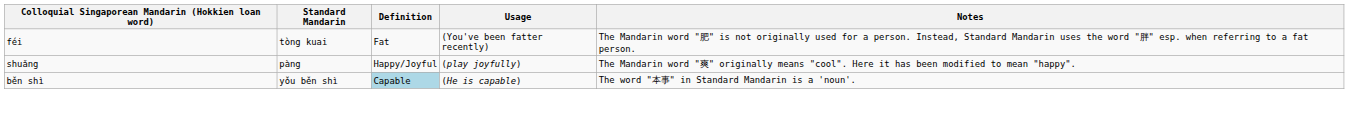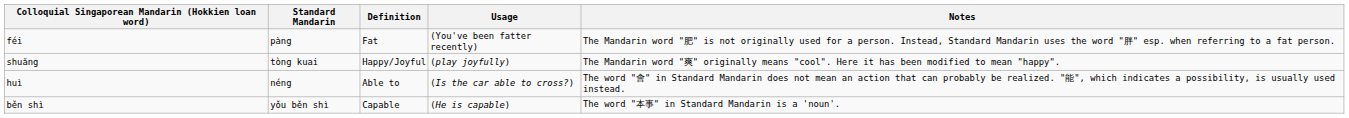(303, 42) tòng kuai -> (281, 41) pàng
(290, 64) pàng -> (294, 62) tòng kuai
+ row: (14, 83)
(392, 80) lightblue background -> (381, 105) no background
